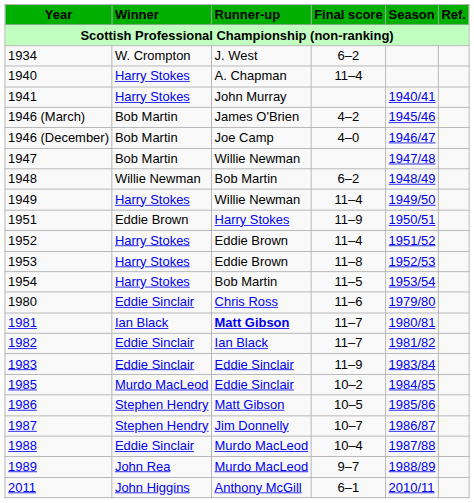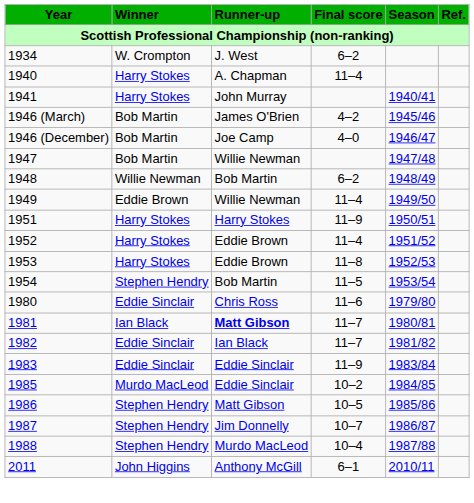(152, 199) Harry Stokes -> (152, 199) Eddie Brown
(152, 220) Eddie Brown -> (152, 220) Harry Stokes
(152, 281) Harry Stokes -> (162, 281) Stephen Hendry
(155, 446) Eddie Sinclair -> (162, 446) Stephen Hendry
- row: (23, 466)
